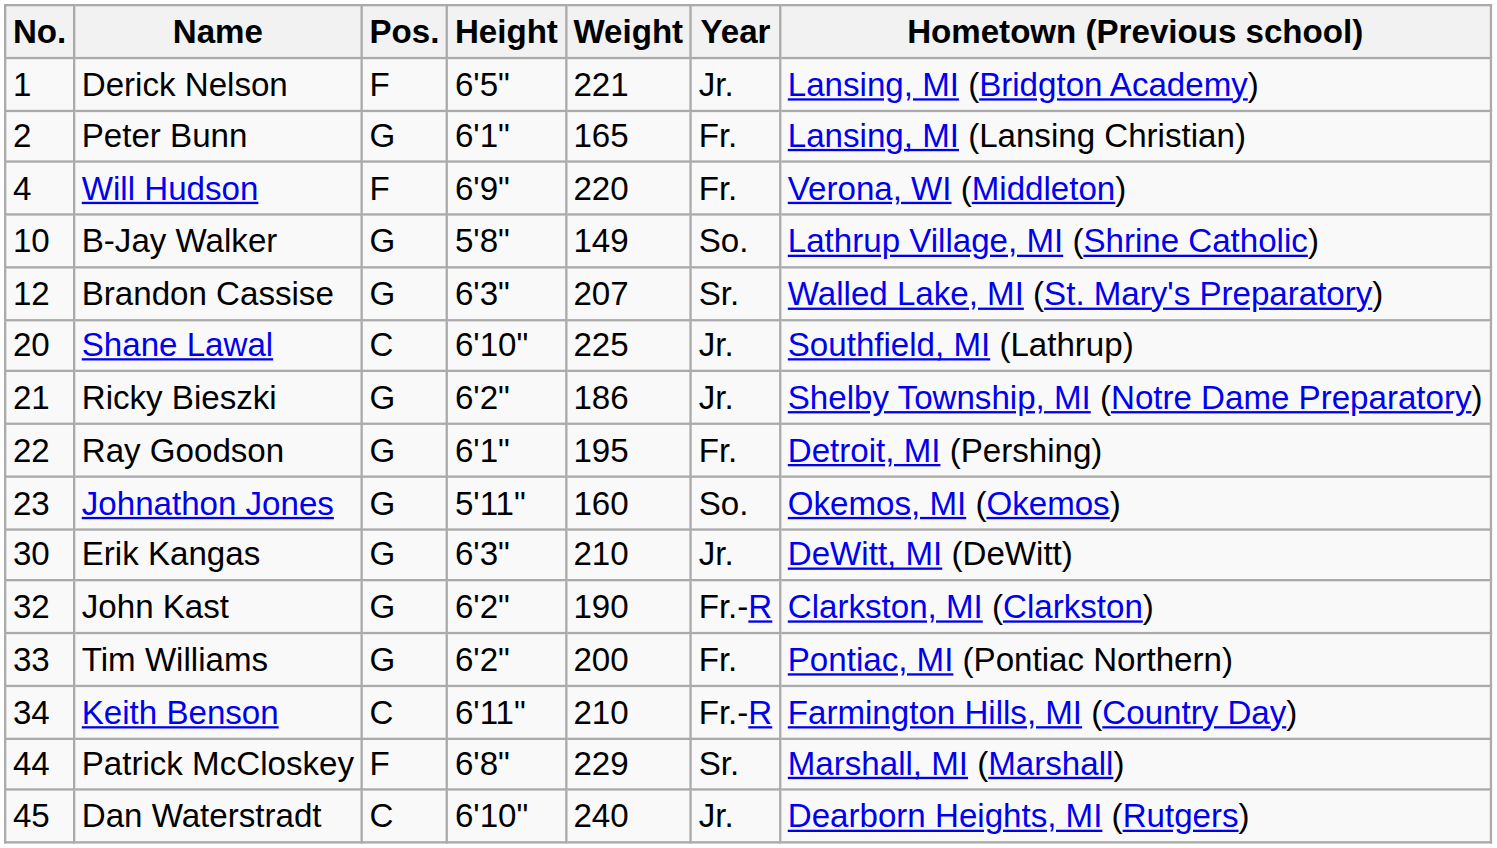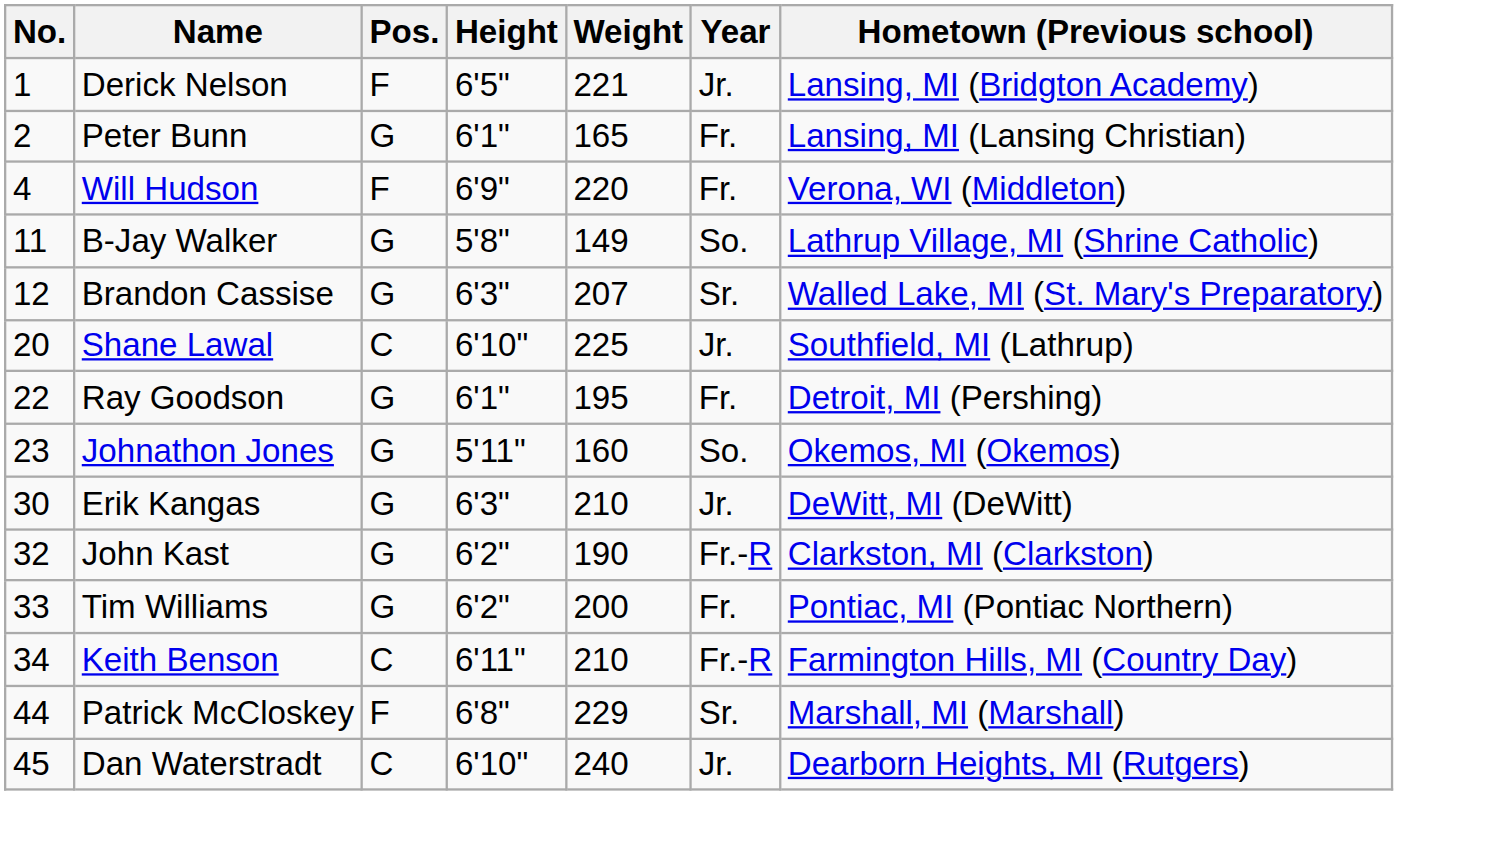(31, 241) 10 -> (30, 241) 11
- row: (179, 398)
